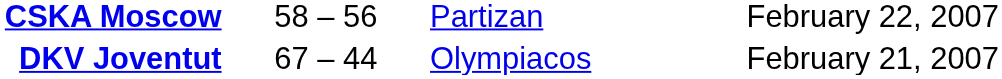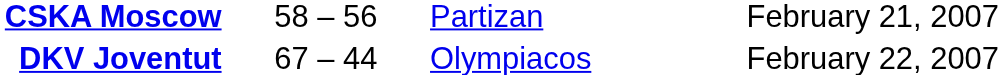(873, 16) February 22, 2007 -> (873, 16) February 21, 2007
(873, 58) February 21, 2007 -> (873, 58) February 22, 2007
